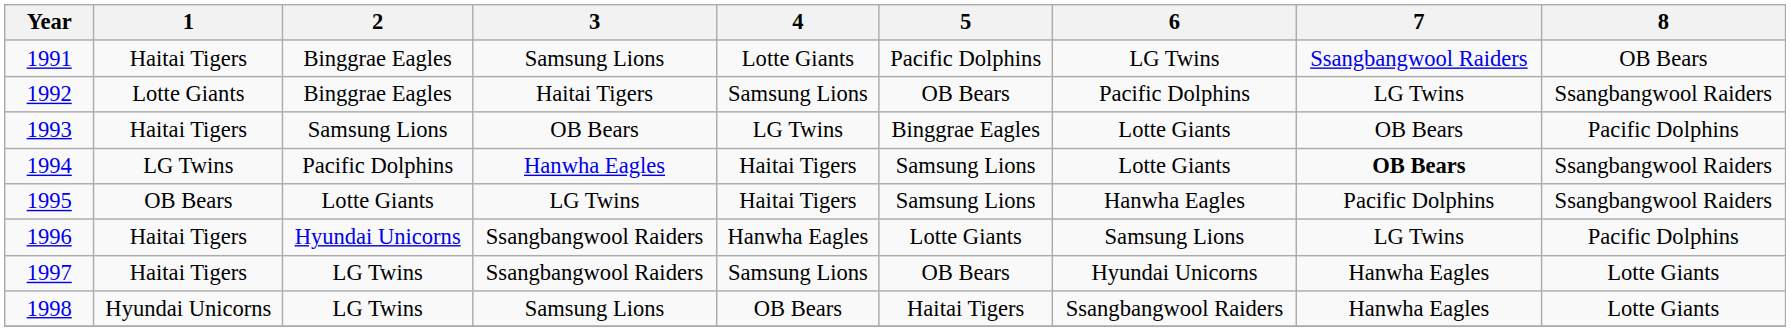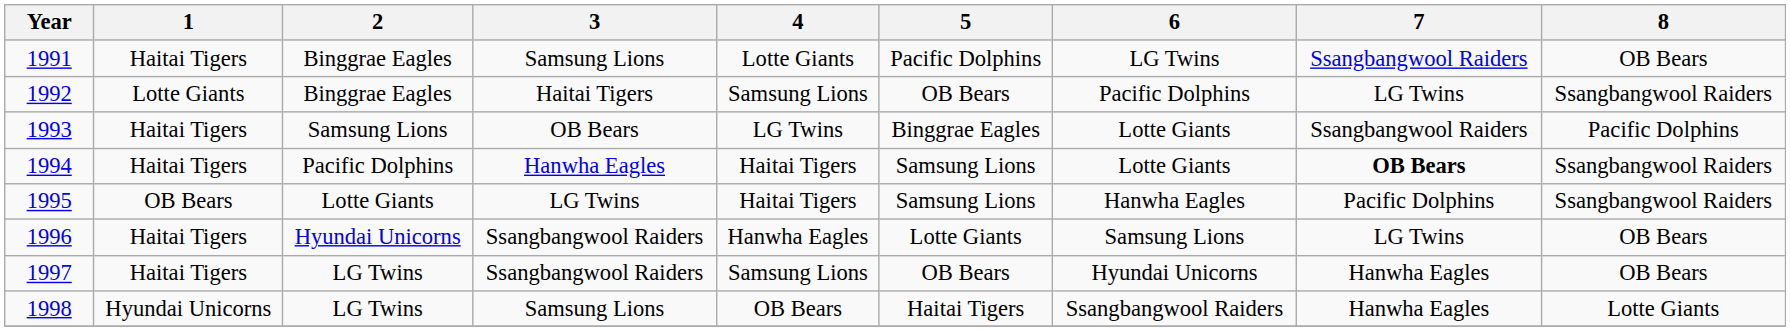(1419, 129) OB Bears -> (1419, 129) Ssangbangwool Raiders
(188, 165) LG Twins -> (188, 165) Haitai Tigers
(1663, 237) Pacific Dolphins -> (1663, 237) OB Bears
(1663, 272) Lotte Giants -> (1663, 272) OB Bears
